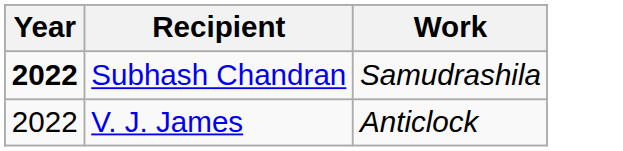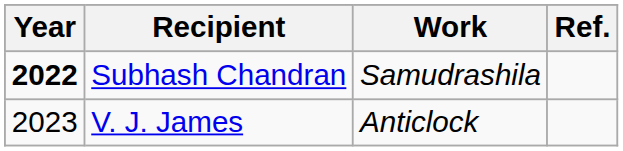+ column: (583, 27)
(45, 121) 2022 -> (45, 121) 2023
